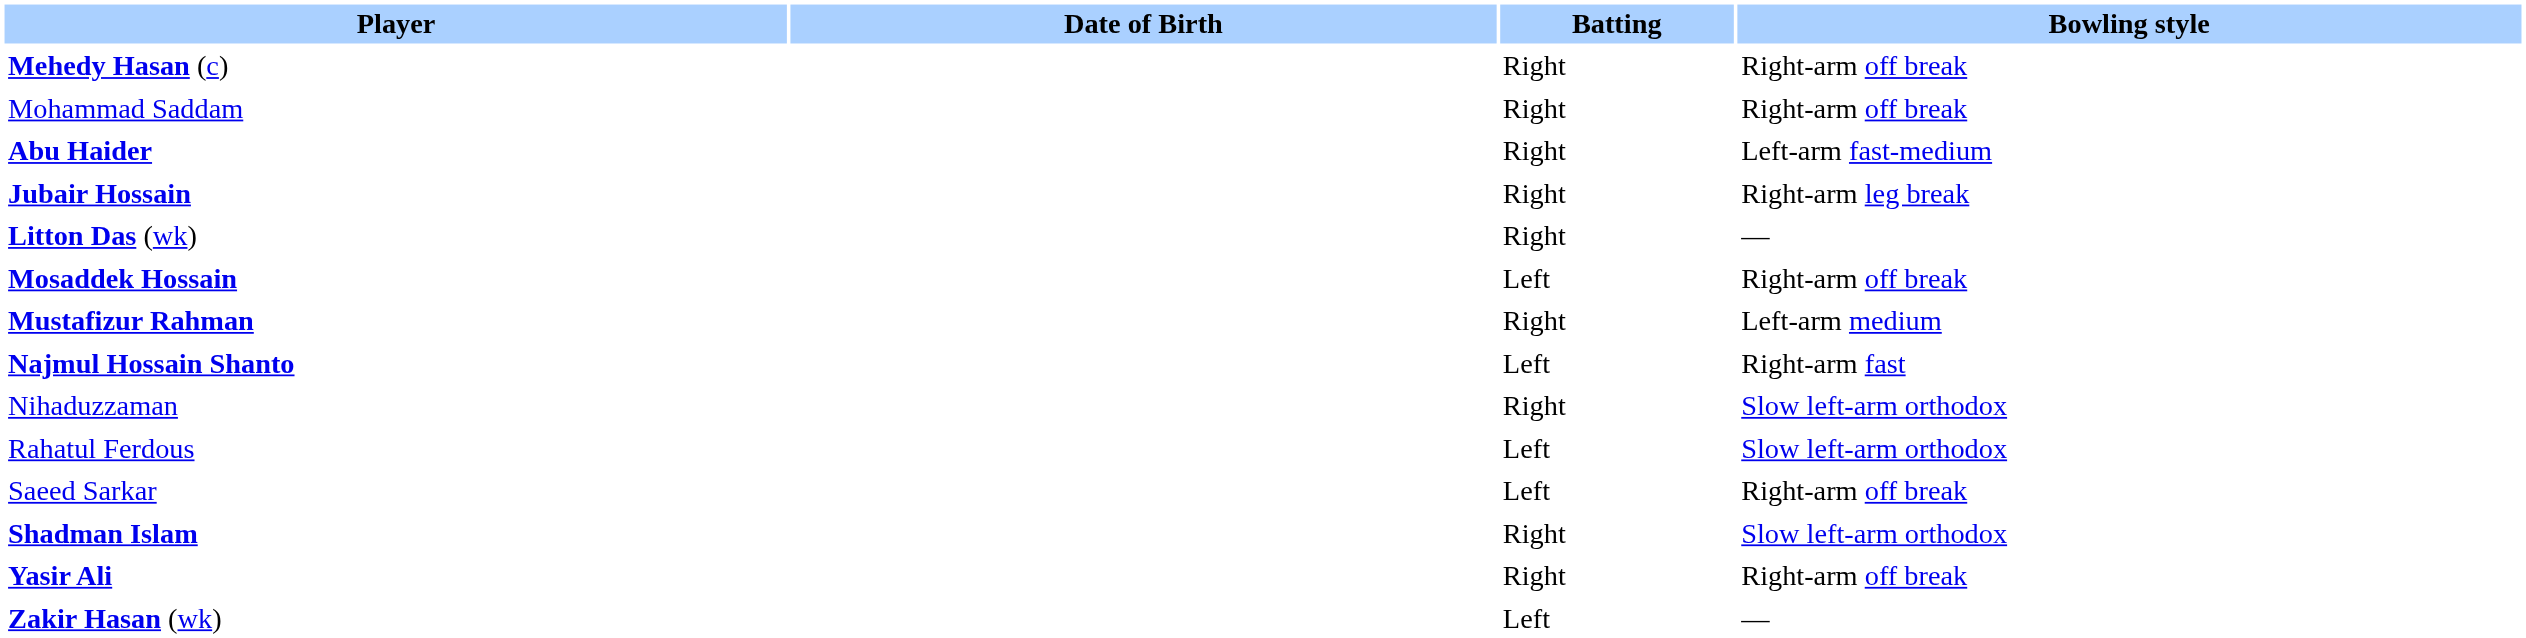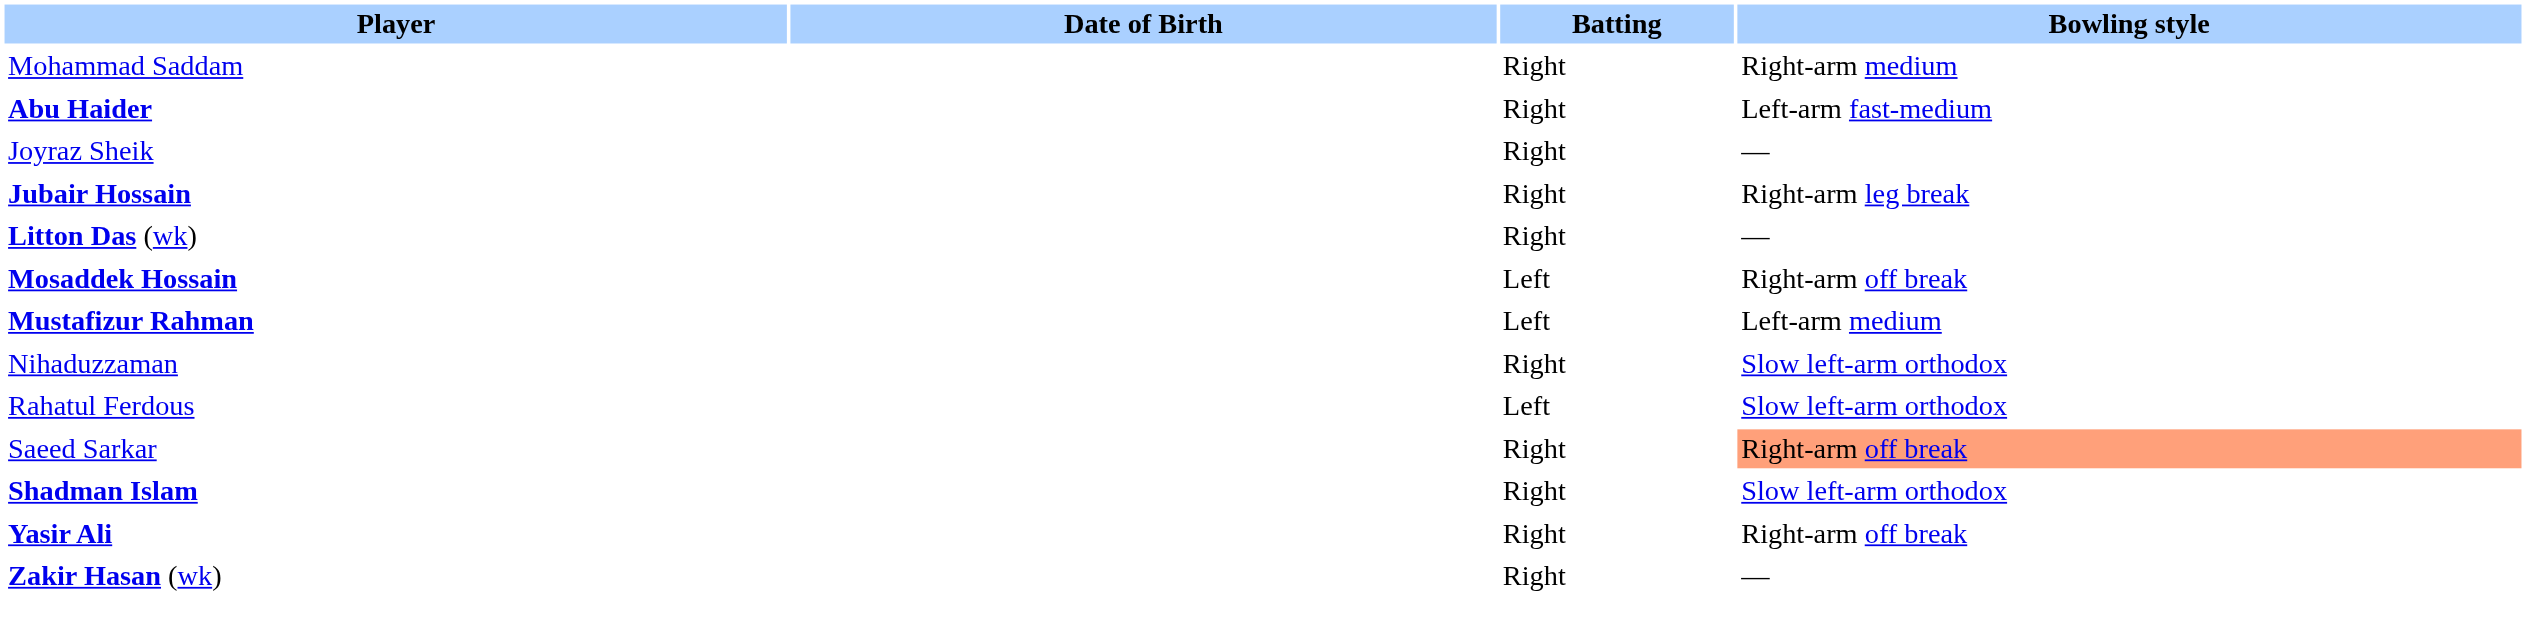- row: (118, 66)
(1854, 108) Right-arm off break -> (1849, 66) Right-arm medium
+ row: (81, 151)
(1534, 320) Right -> (1526, 320) Left
- row: (151, 363)
(1526, 490) Left -> (1534, 448) Right
(1854, 490) no background -> (1854, 448) lightsalmon background
(1526, 618) Left -> (1534, 575) Right
